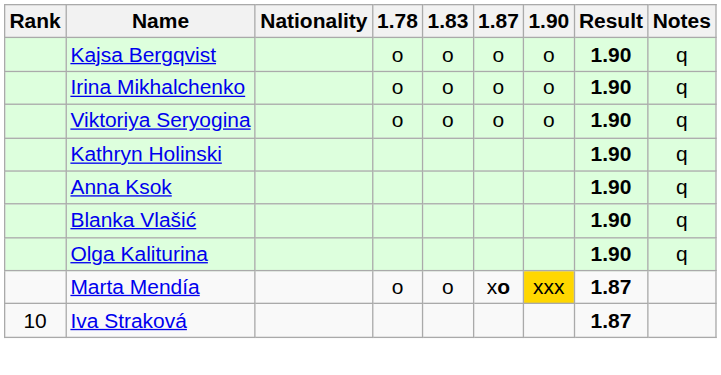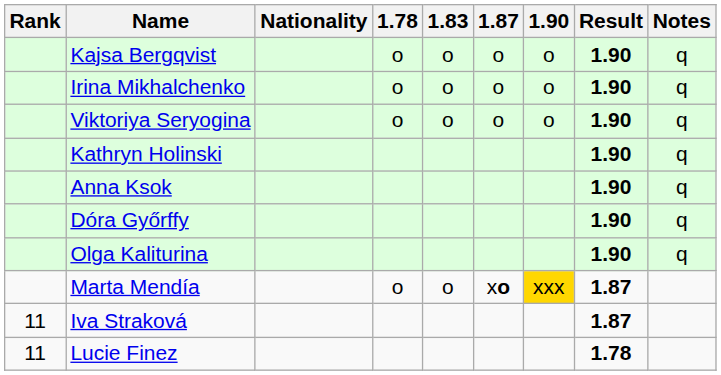+ row: (130, 220)
- row: (133, 220)
(35, 320) 10 -> (35, 320) 11
+ row: (124, 353)
